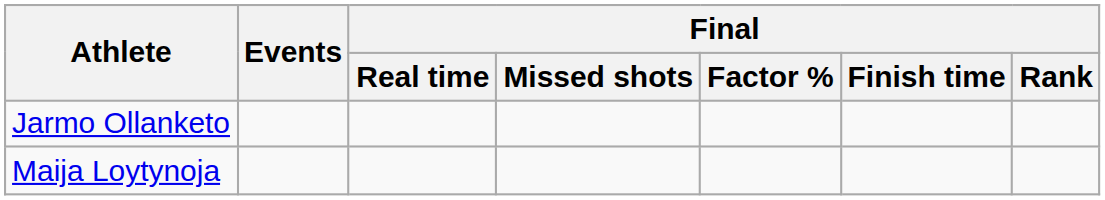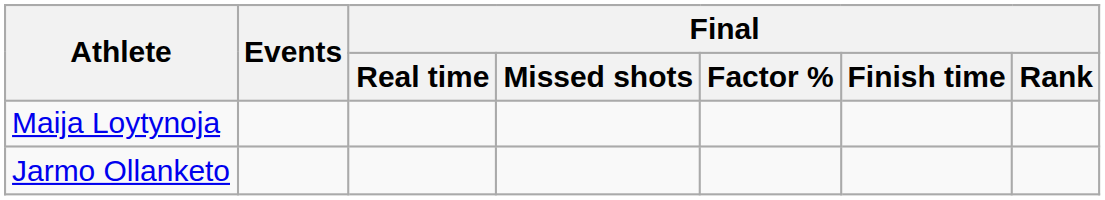rows swapped: (116, 171) <-> (121, 124)
